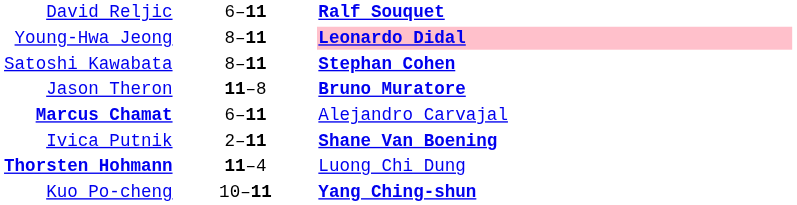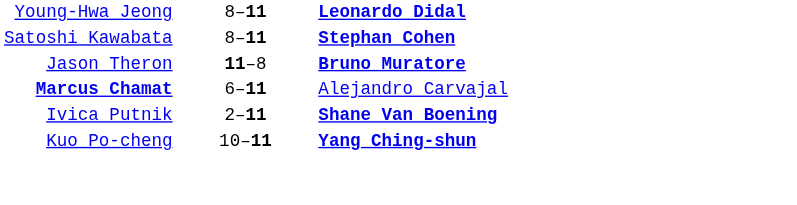- row: (109, 13)
(392, 38) pink background -> (392, 13) no background
- row: (88, 166)
